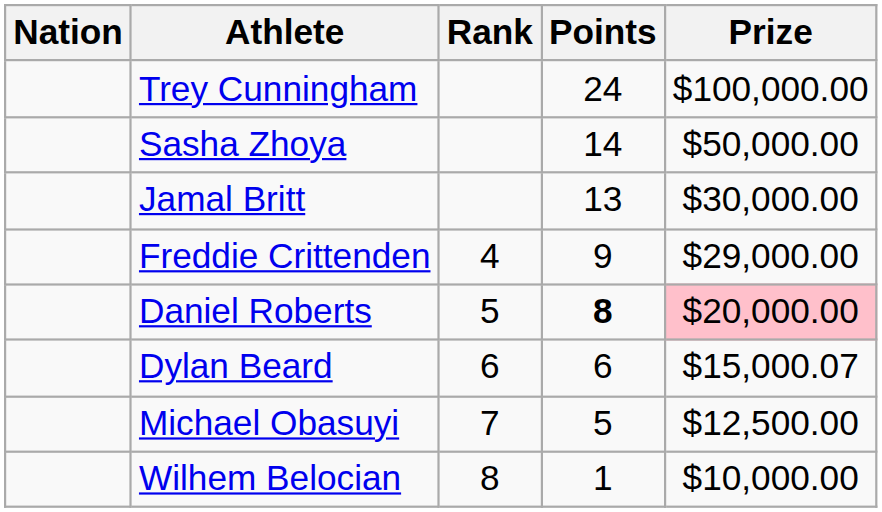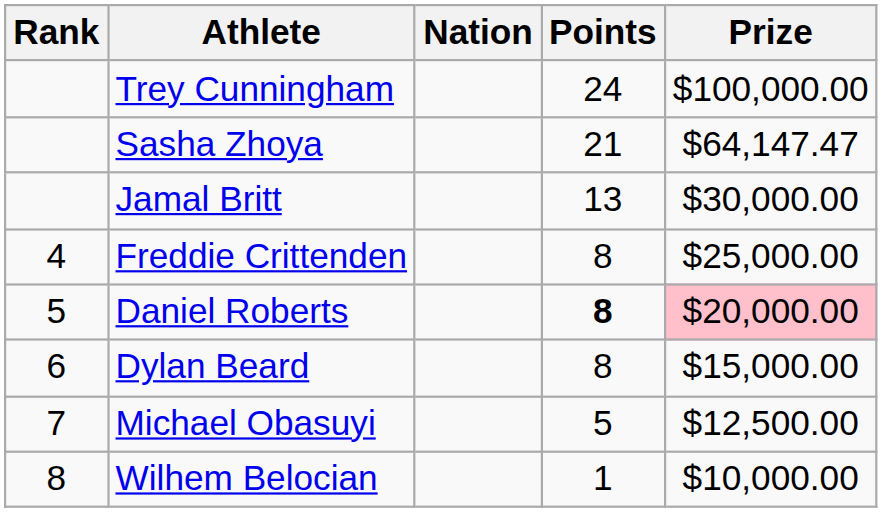columns swapped: (490, 32) <-> (68, 32)
(603, 144) 14 -> (603, 144) 21
(771, 144) $50,000.00 -> (771, 144) $64,147.47
(603, 255) 9 -> (603, 255) 8
(771, 255) $29,000.00 -> (771, 255) $25,000.00
(603, 367) 6 -> (603, 367) 8
(771, 367) $15,000.07 -> (771, 367) $15,000.00
